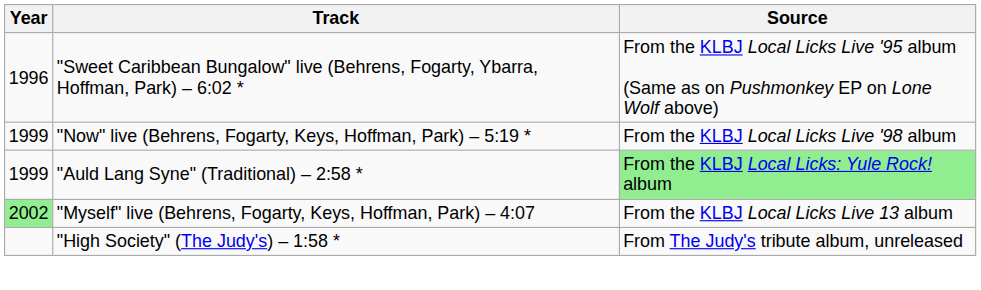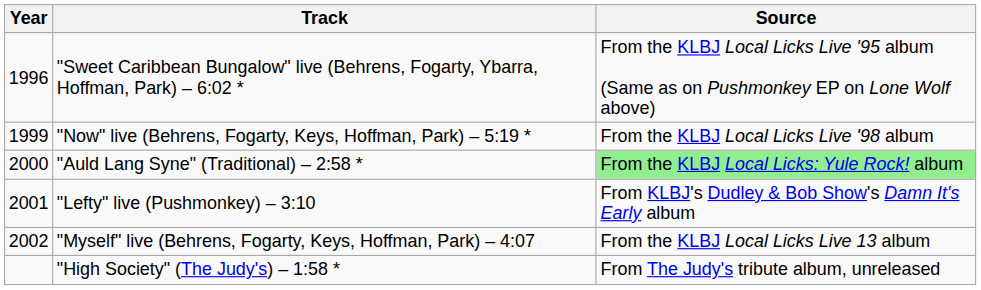(29, 174) 1999 -> (29, 164) 2000
+ row: (186, 202)
(29, 213) lightgreen background -> (29, 241) no background
